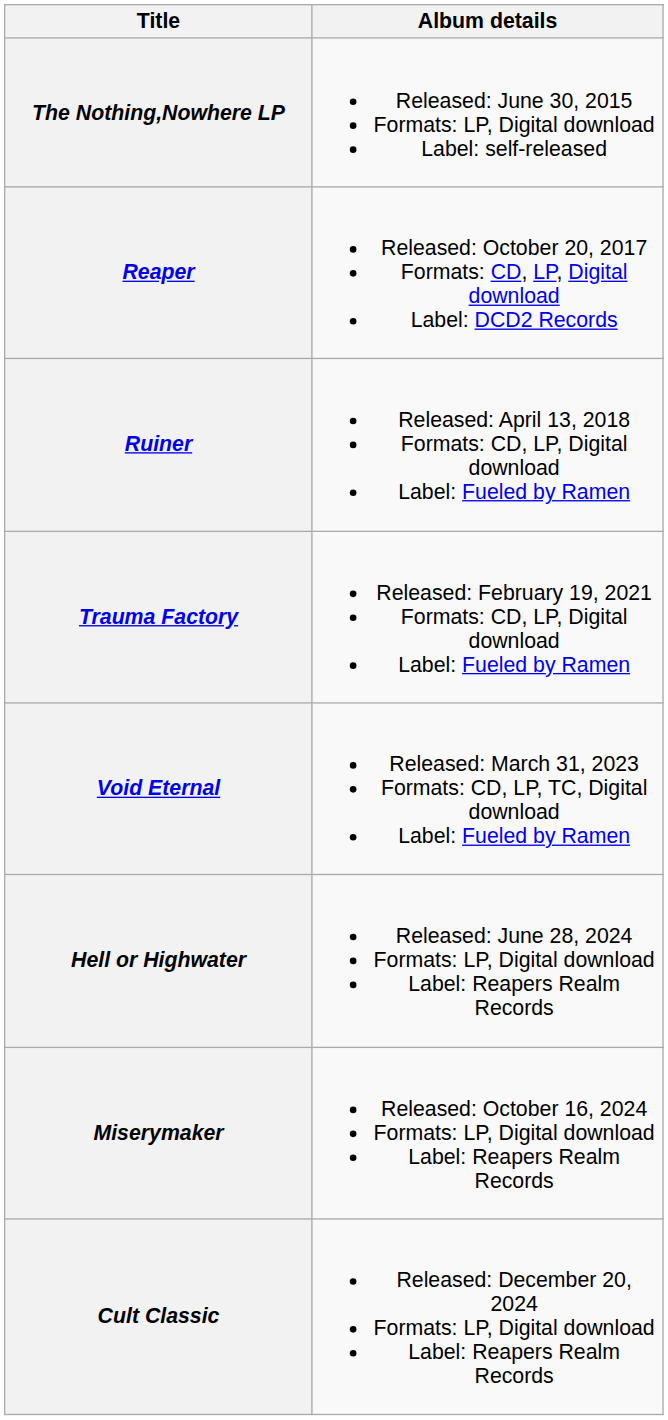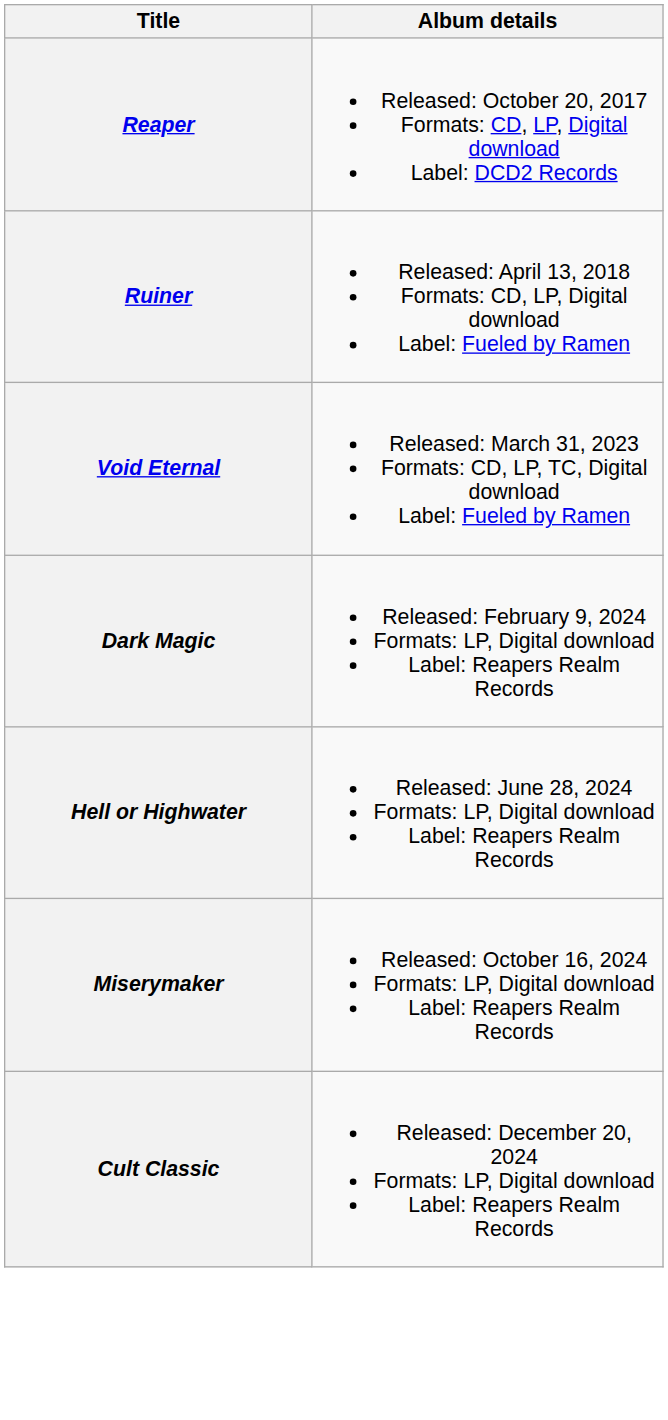- row: (159, 112)
- row: (159, 616)
+ row: (159, 640)
